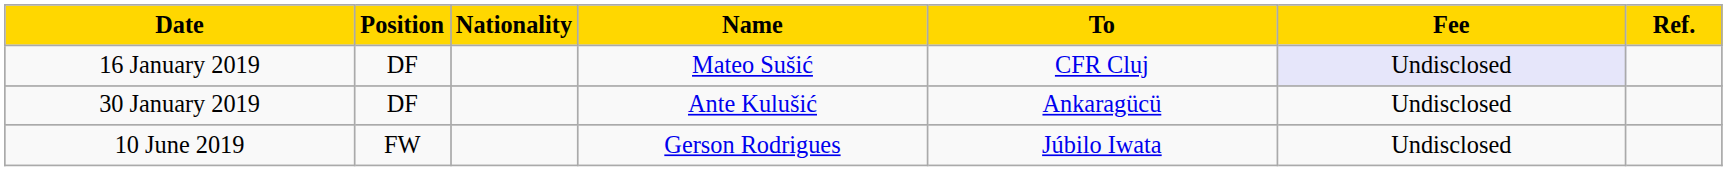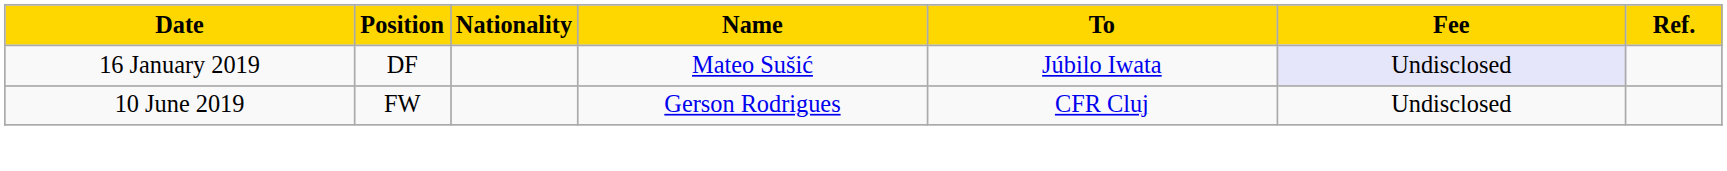(1102, 65) CFR Cluj -> (1102, 65) Júbilo Iwata
- row: (180, 105)
(1102, 145) Júbilo Iwata -> (1102, 105) CFR Cluj
